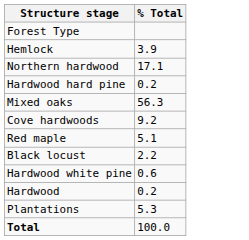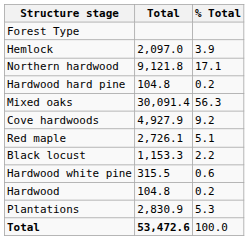+ column: (163, 13)
